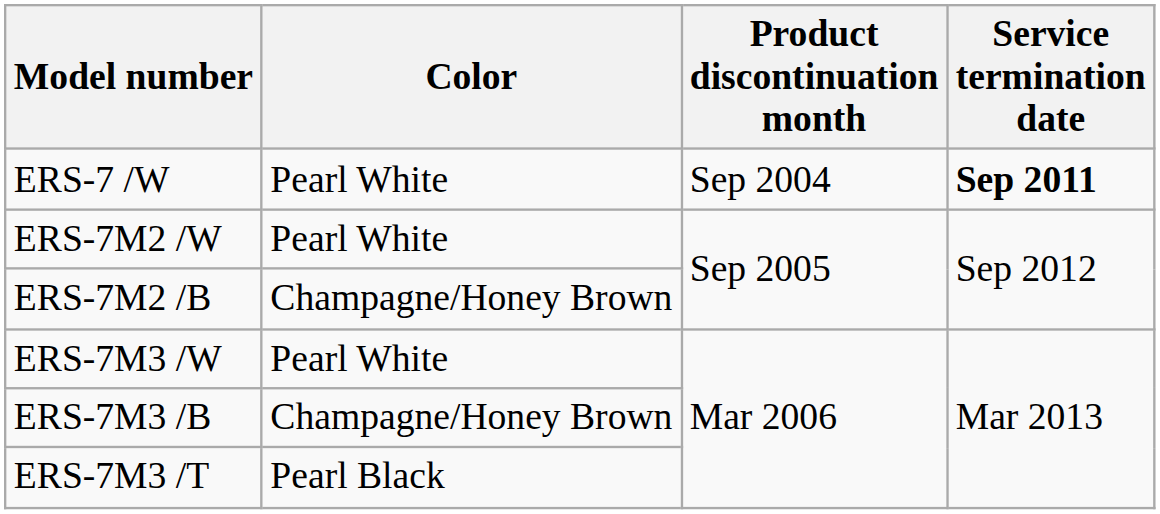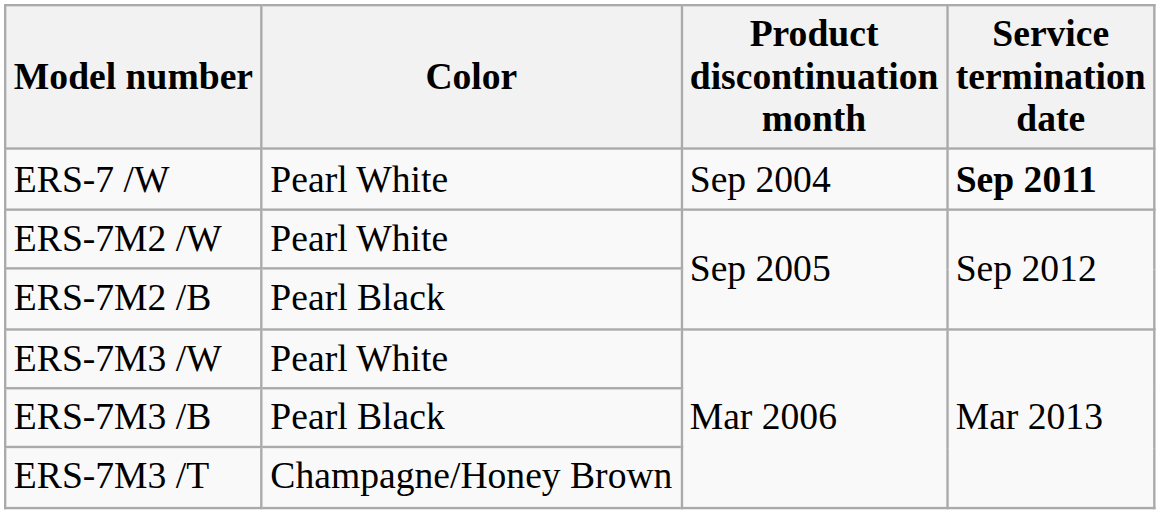(471, 297) Champagne/Honey Brown -> (358, 297) Pearl Black
(471, 417) Champagne/Honey Brown -> (358, 417) Pearl Black
(358, 476) Pearl Black -> (471, 476) Champagne/Honey Brown
